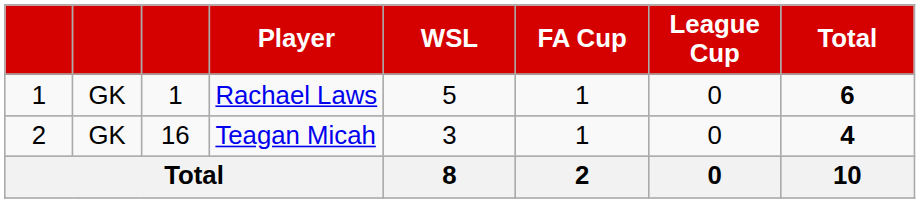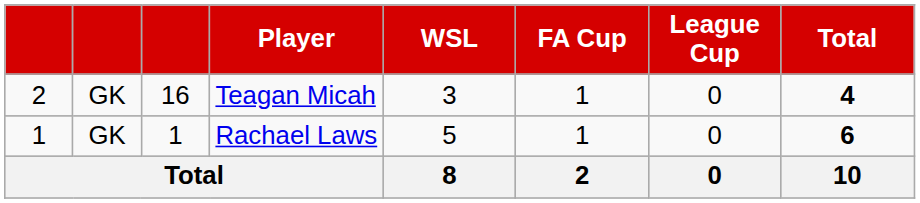rows swapped: (296, 94) <-> (296, 135)
